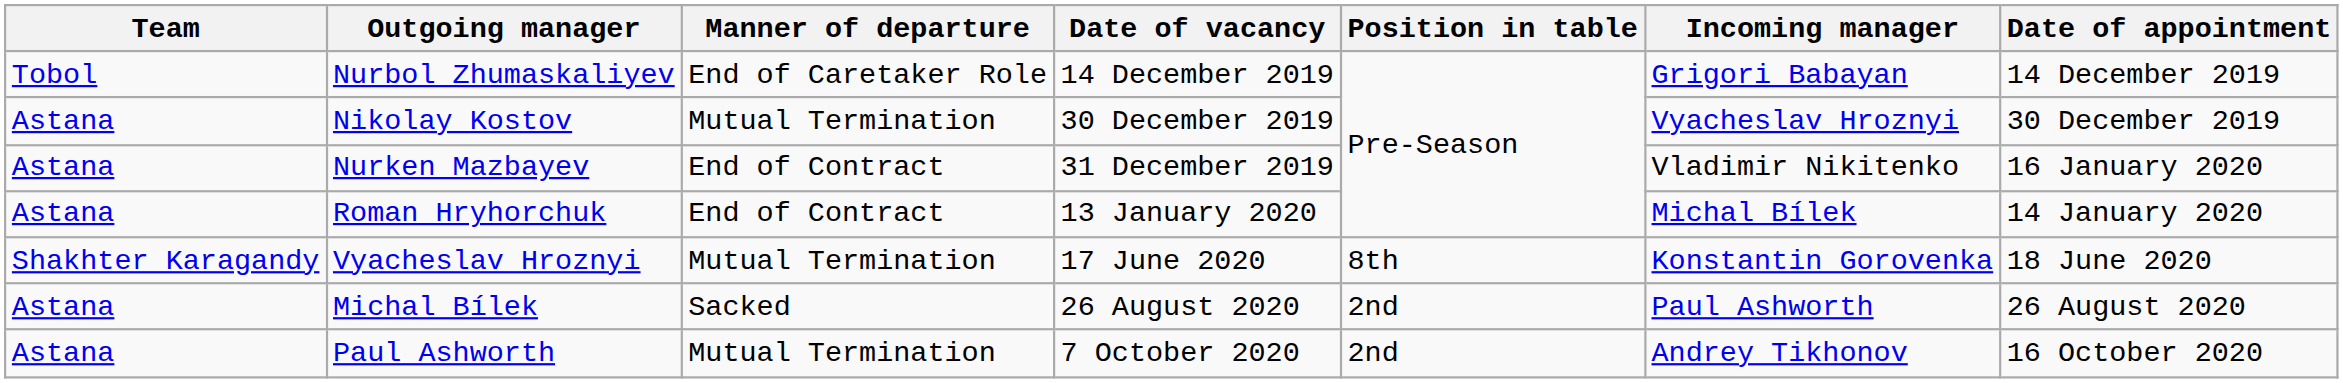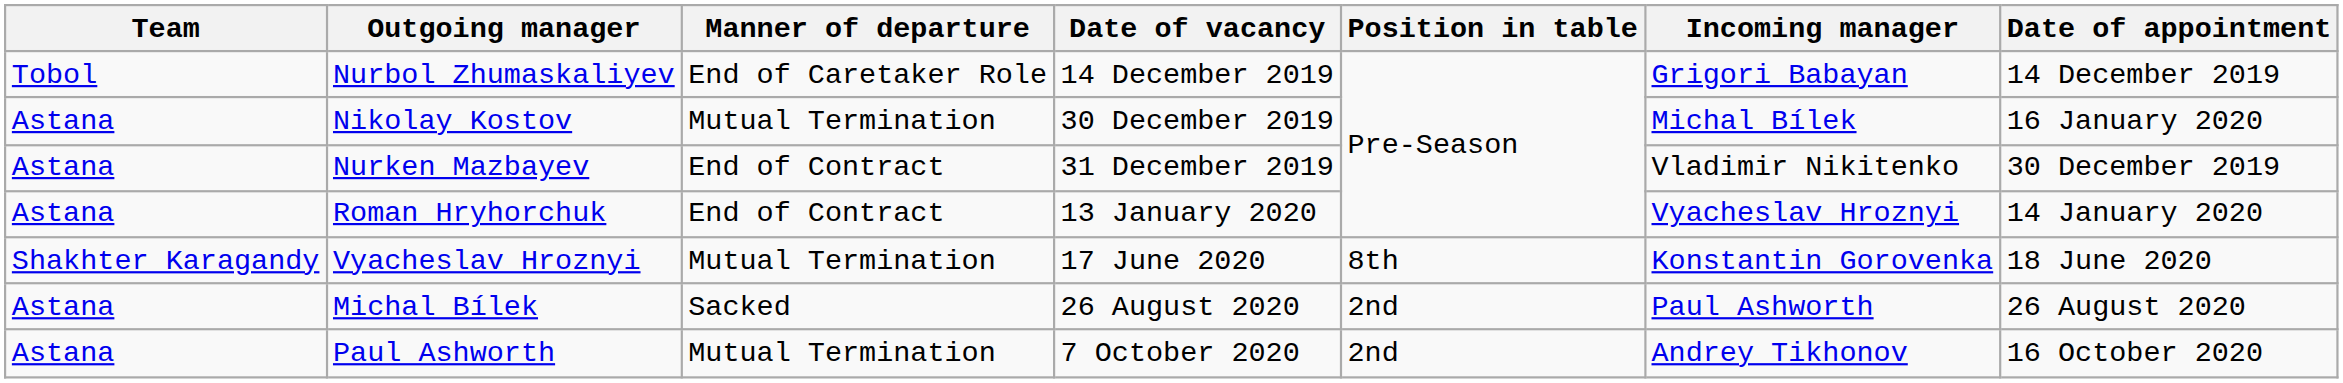(1805, 121) Vyacheslav Hroznyi -> (1754, 121) Michal Bílek
(2143, 121) 30 December 2019 -> (2135, 121) 16 January 2020
(2135, 167) 16 January 2020 -> (2143, 167) 30 December 2019
(1754, 214) Michal Bílek -> (1805, 214) Vyacheslav Hroznyi
